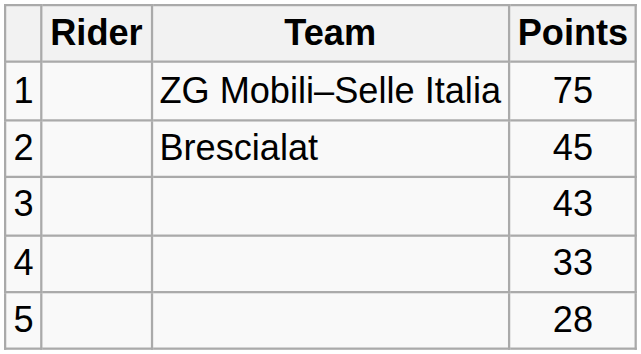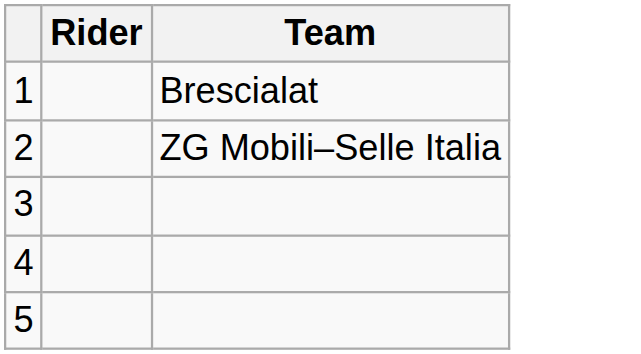- column: (573, 33)
(330, 90) ZG Mobili–Selle Italia -> (239, 90) Brescialat
(239, 147) Brescialat -> (330, 147) ZG Mobili–Selle Italia
